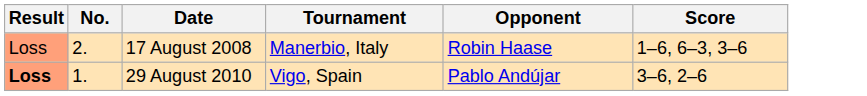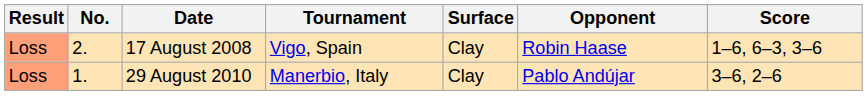+ column: (481, 18)
(329, 47) Manerbio, Italy -> (316, 47) Vigo, Spain
(30, 76) bold -> (28, 76) normal
(316, 76) Vigo, Spain -> (329, 76) Manerbio, Italy
